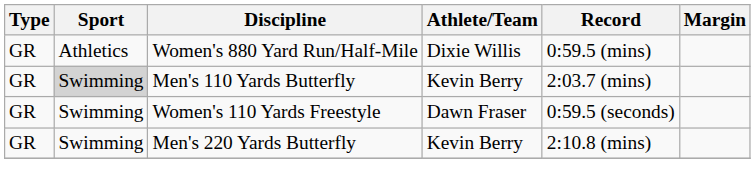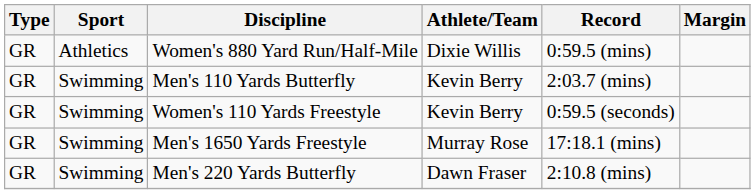(101, 81) lightgrey background -> (101, 81) no background
(476, 111) Dawn Fraser -> (475, 111) Kevin Berry
+ row: (260, 142)
(475, 142) Kevin Berry -> (476, 173) Dawn Fraser
